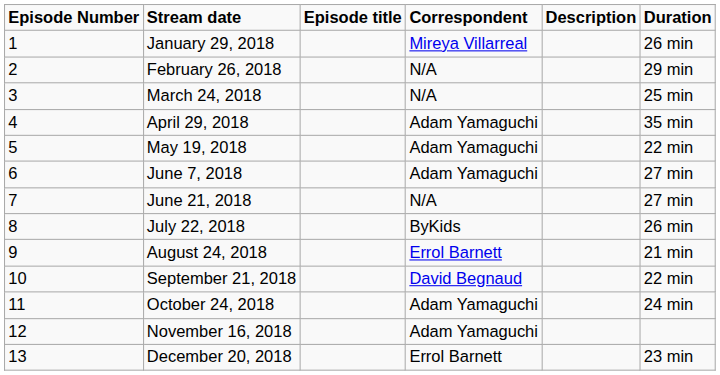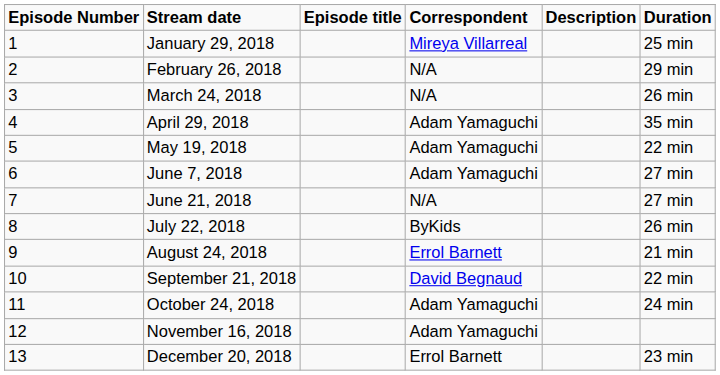(669, 43) 26 min -> (669, 43) 25 min
(669, 95) 25 min -> (669, 95) 26 min
